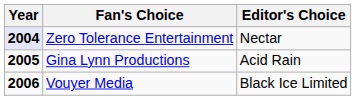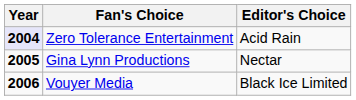(261, 38) Nectar -> (270, 38) Acid Rain
(270, 60) Acid Rain -> (261, 60) Nectar
